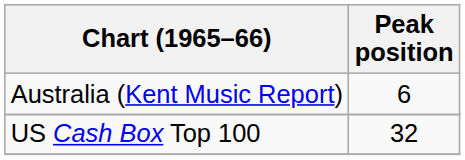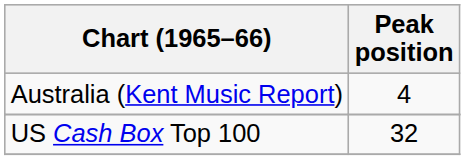(404, 93) 6 -> (404, 93) 4
